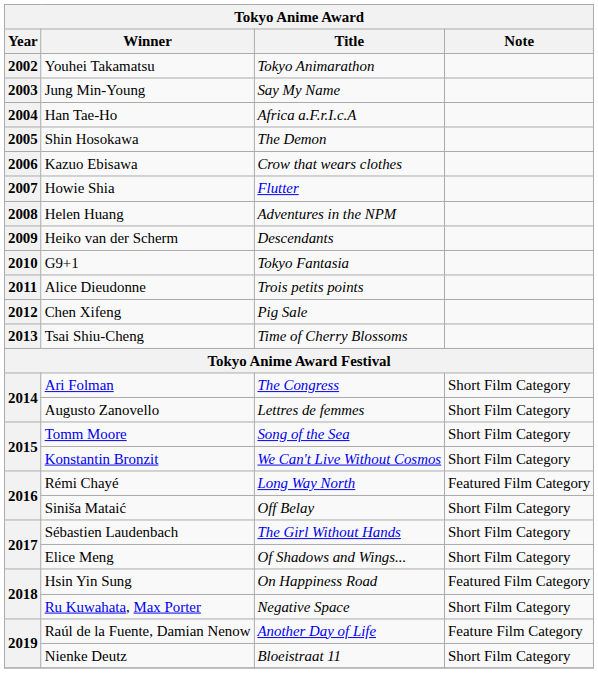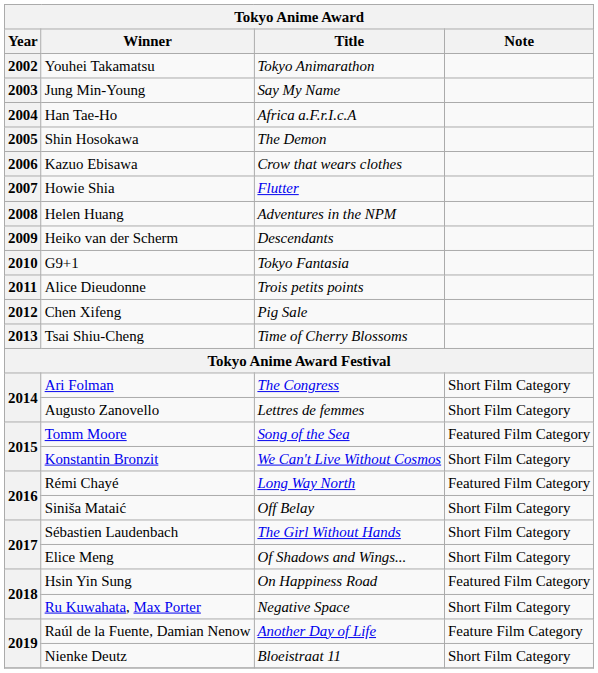(509, 434) Short Film Category -> (519, 434) Featured Film Category
